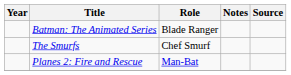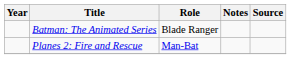- row: (56, 45)
